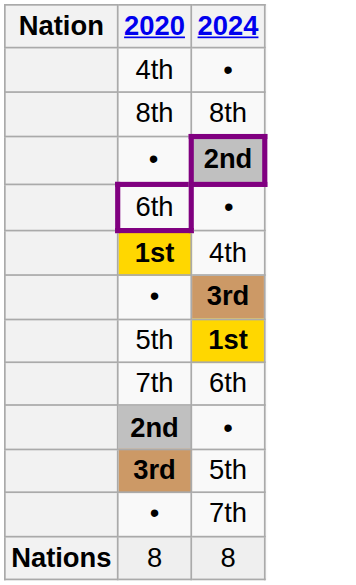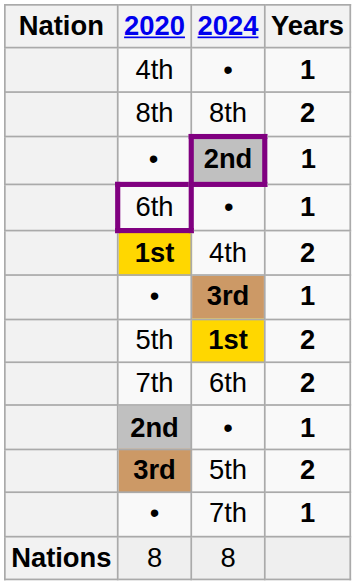+ column: (308, 26)
